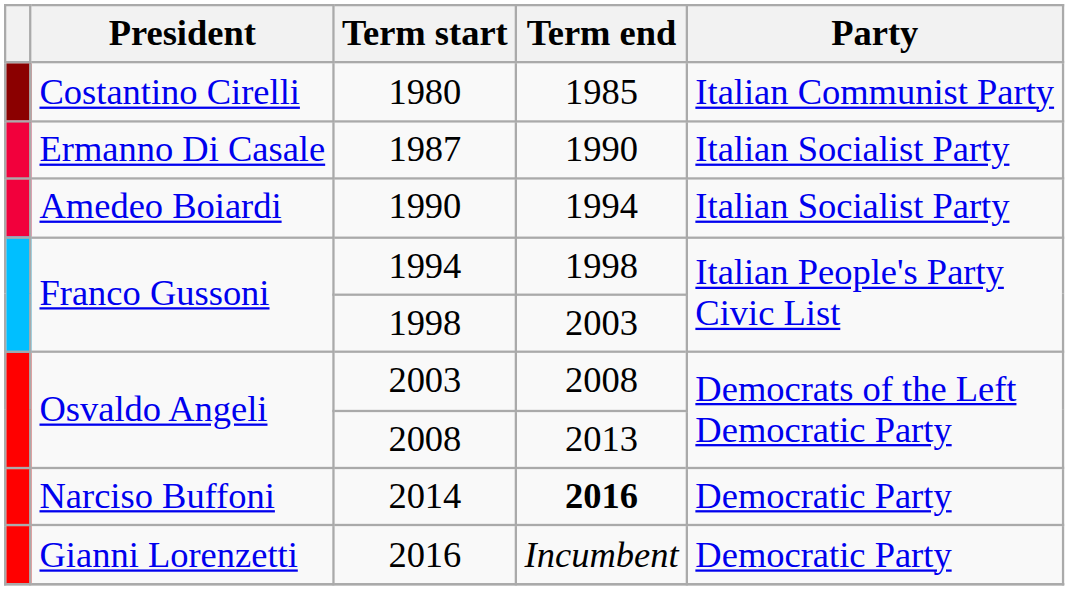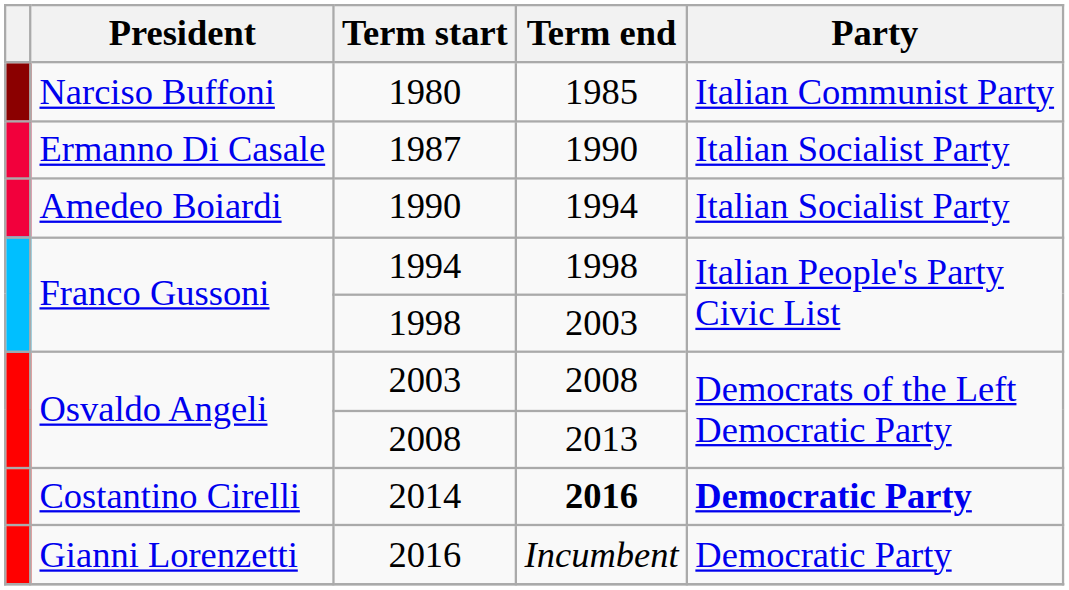(170, 91) Costantino Cirelli -> (157, 91) Narciso Buffoni
(157, 496) Narciso Buffoni -> (170, 496) Costantino Cirelli
(824, 496) normal -> (834, 496) bold
